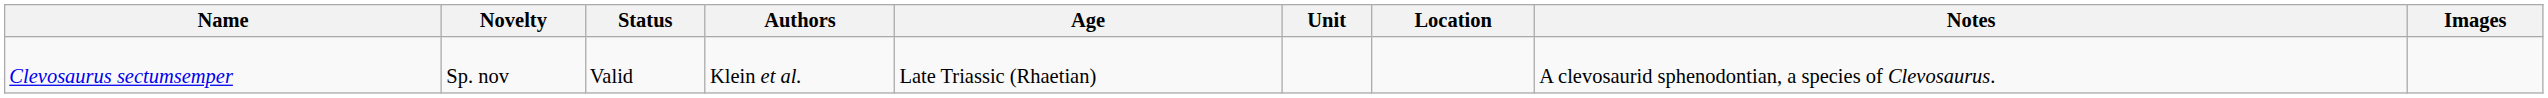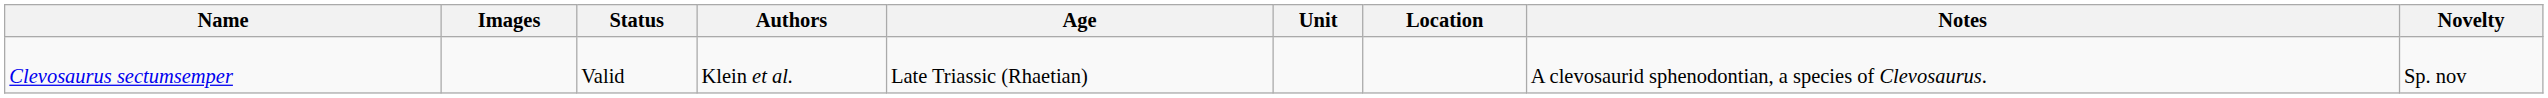columns swapped: (513, 20) <-> (2475, 20)
